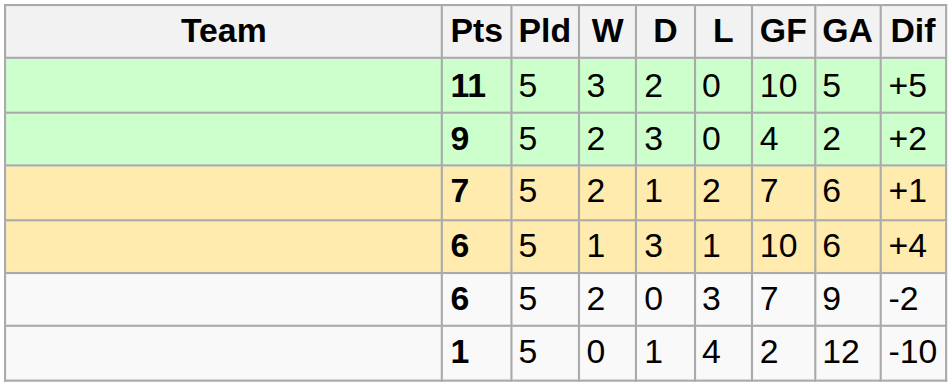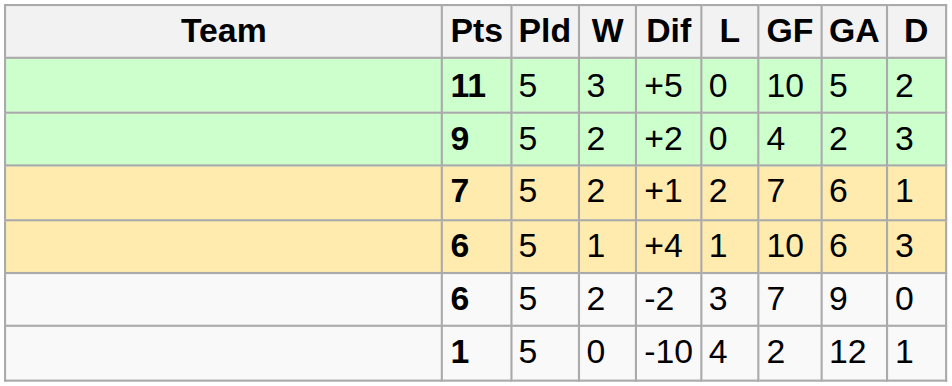columns swapped: (665, 31) <-> (913, 31)
